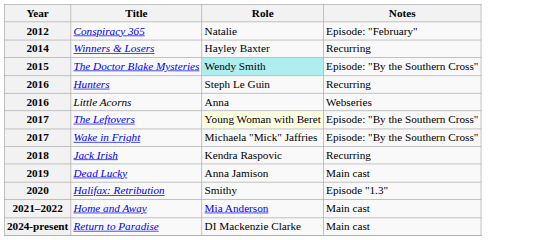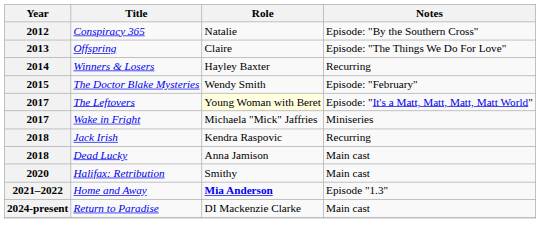(372, 31) Episode: "February" -> (402, 31) Episode: "By the Southern Cross"
+ row: (95, 48)
(235, 66) paleturquoise background -> (235, 84) no background
(402, 66) Episode: "By the Southern Cross" -> (372, 84) Episode: "February"
- row: (92, 84)
- row: (102, 102)
(402, 119) Episode: "By the Southern Cross" -> (429, 102) Episode: "It's a Matt, Matt, Matt, Matt World"
(402, 137) Episode: "By the Southern Cross" -> (350, 119) Miniseries
(38, 173) 2019 -> (38, 155) 2018
(357, 191) Episode "1.3" -> (348, 173) Main cast
(237, 208) normal -> (239, 191) bold
(348, 208) Main cast -> (357, 191) Episode "1.3"
